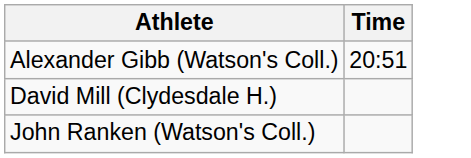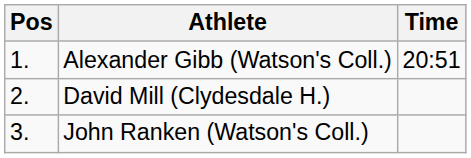+ column: (31, 22)
